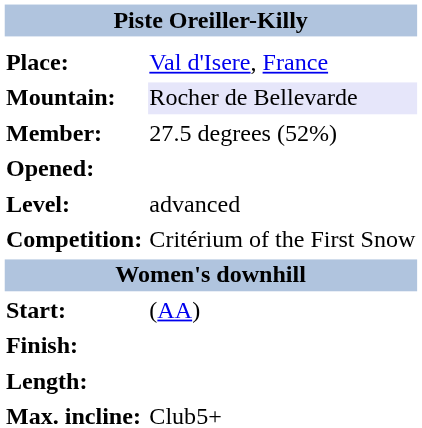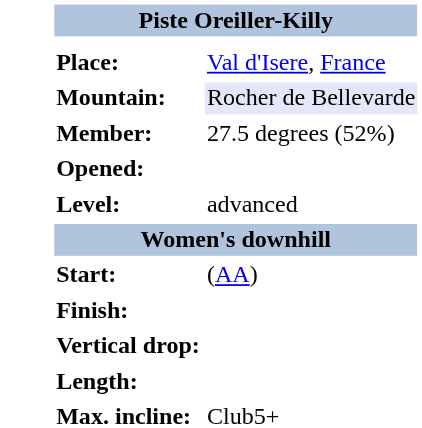- row: (74, 239)
+ row: (128, 345)
